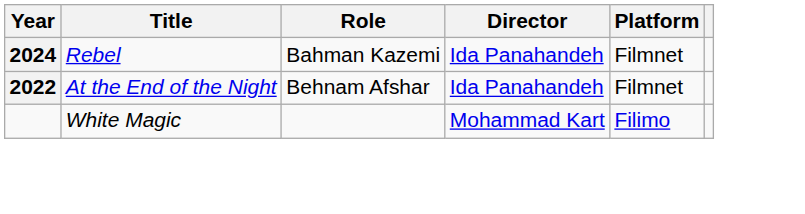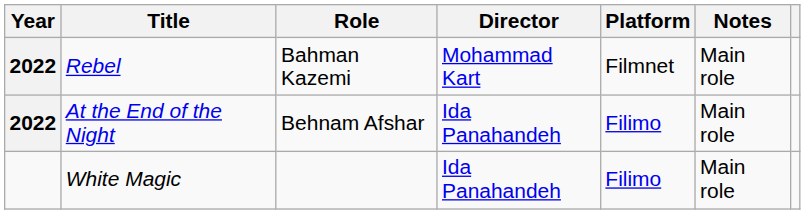+ column: (743, 21)
(33, 54) 2024 -> (33, 66) 2022
(527, 54) Ida Panahandeh -> (497, 66) Mohammad Kart
(649, 87) Filmnet -> (633, 122) Filimo
(527, 120) Mohammad Kart -> (501, 179) Ida Panahandeh
